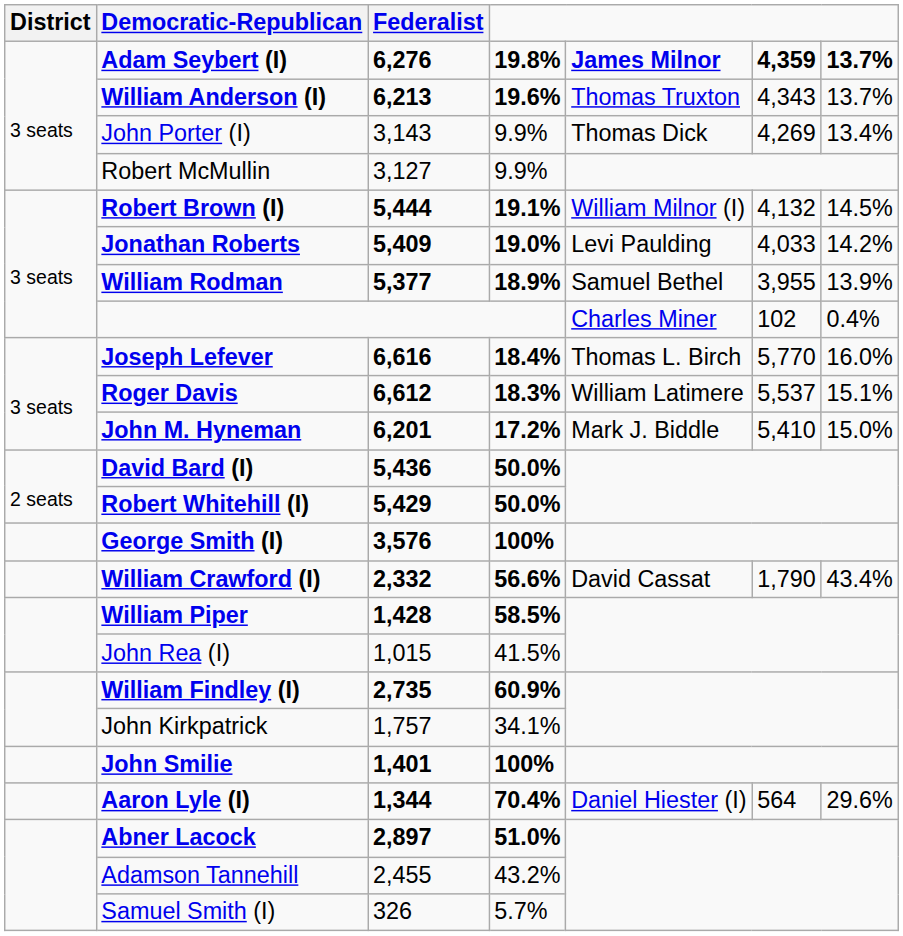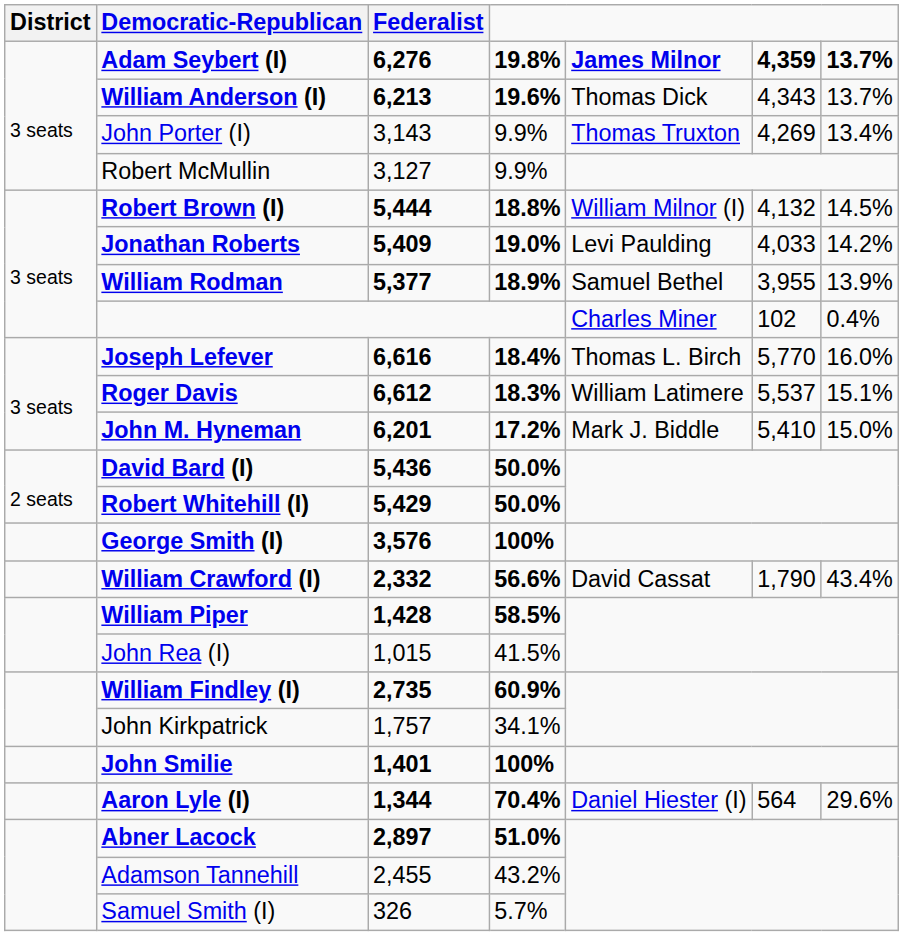(656, 97) Thomas Truxton -> (639, 97) Thomas Dick
(639, 134) Thomas Dick -> (656, 134) Thomas Truxton
(527, 208) 19.1% -> (527, 208) 18.8%
